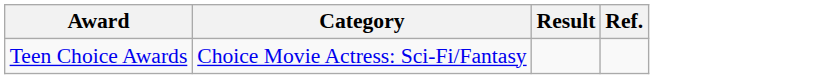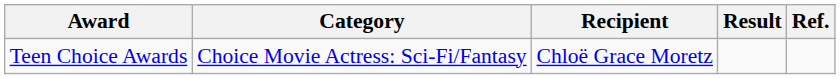+ column: (625, 21)
